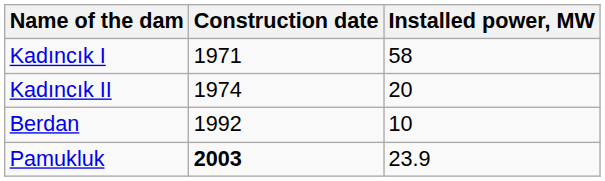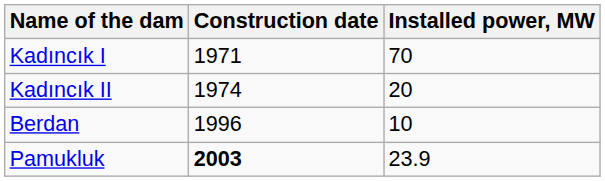(400, 55) 58 -> (400, 55) 70
(218, 124) 1992 -> (218, 124) 1996
